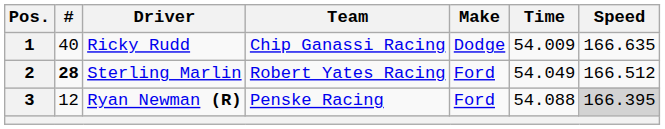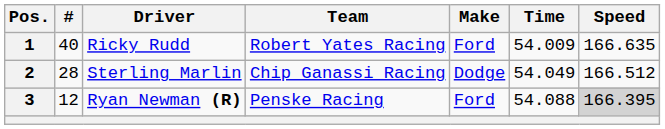(348, 47) Chip Ganassi Racing -> (348, 47) Robert Yates Racing
(480, 47) Dodge -> (474, 47) Ford
(69, 74) bold -> (69, 74) normal
(348, 74) Robert Yates Racing -> (348, 74) Chip Ganassi Racing
(474, 74) Ford -> (480, 74) Dodge
